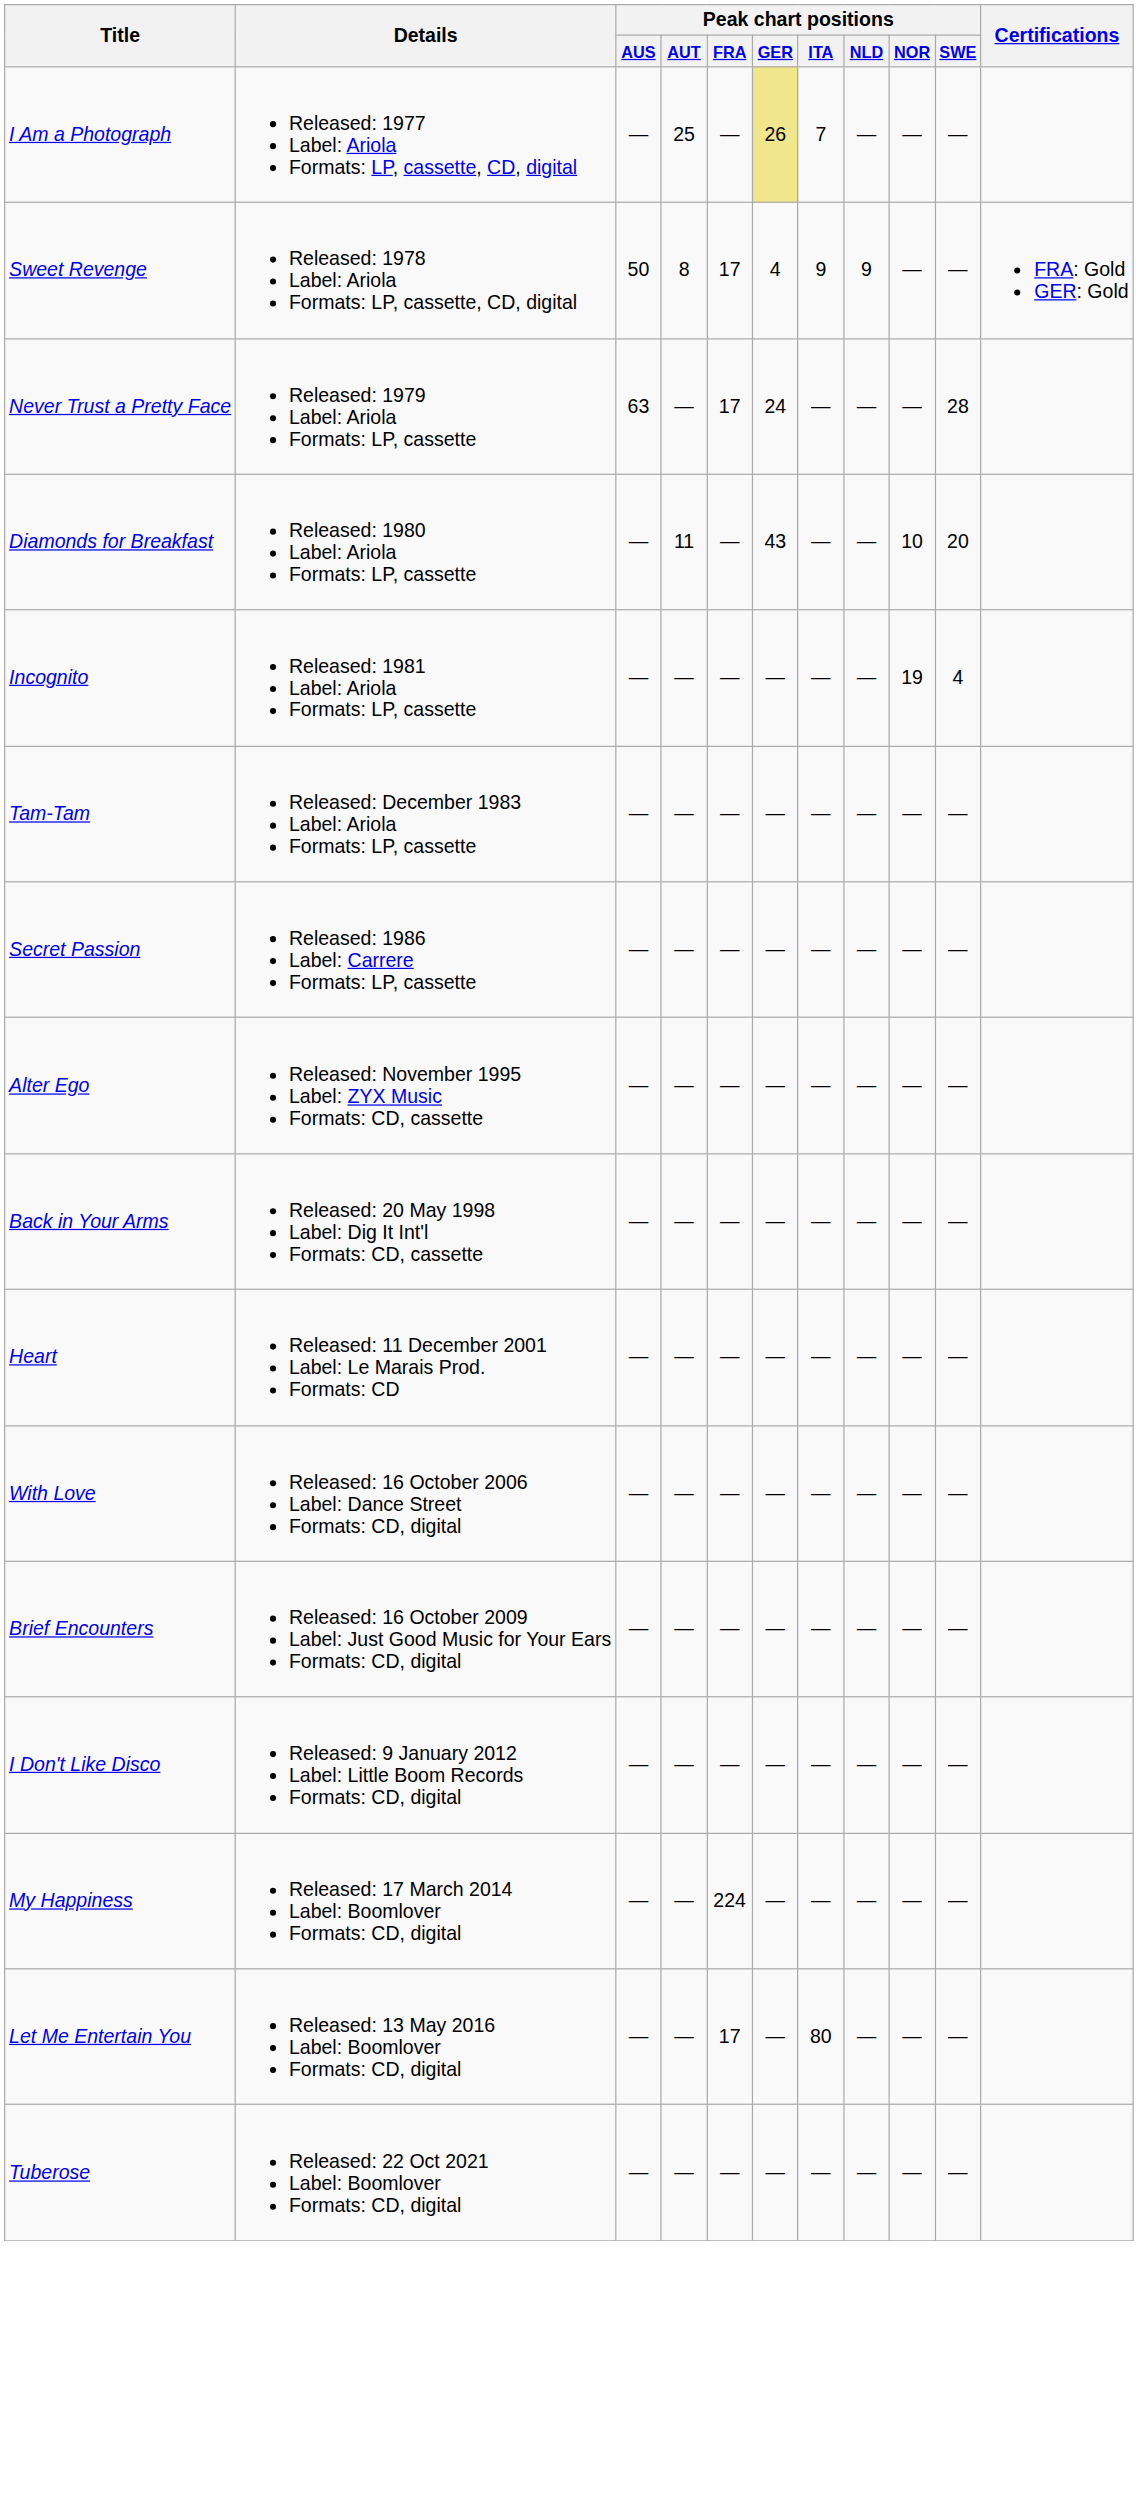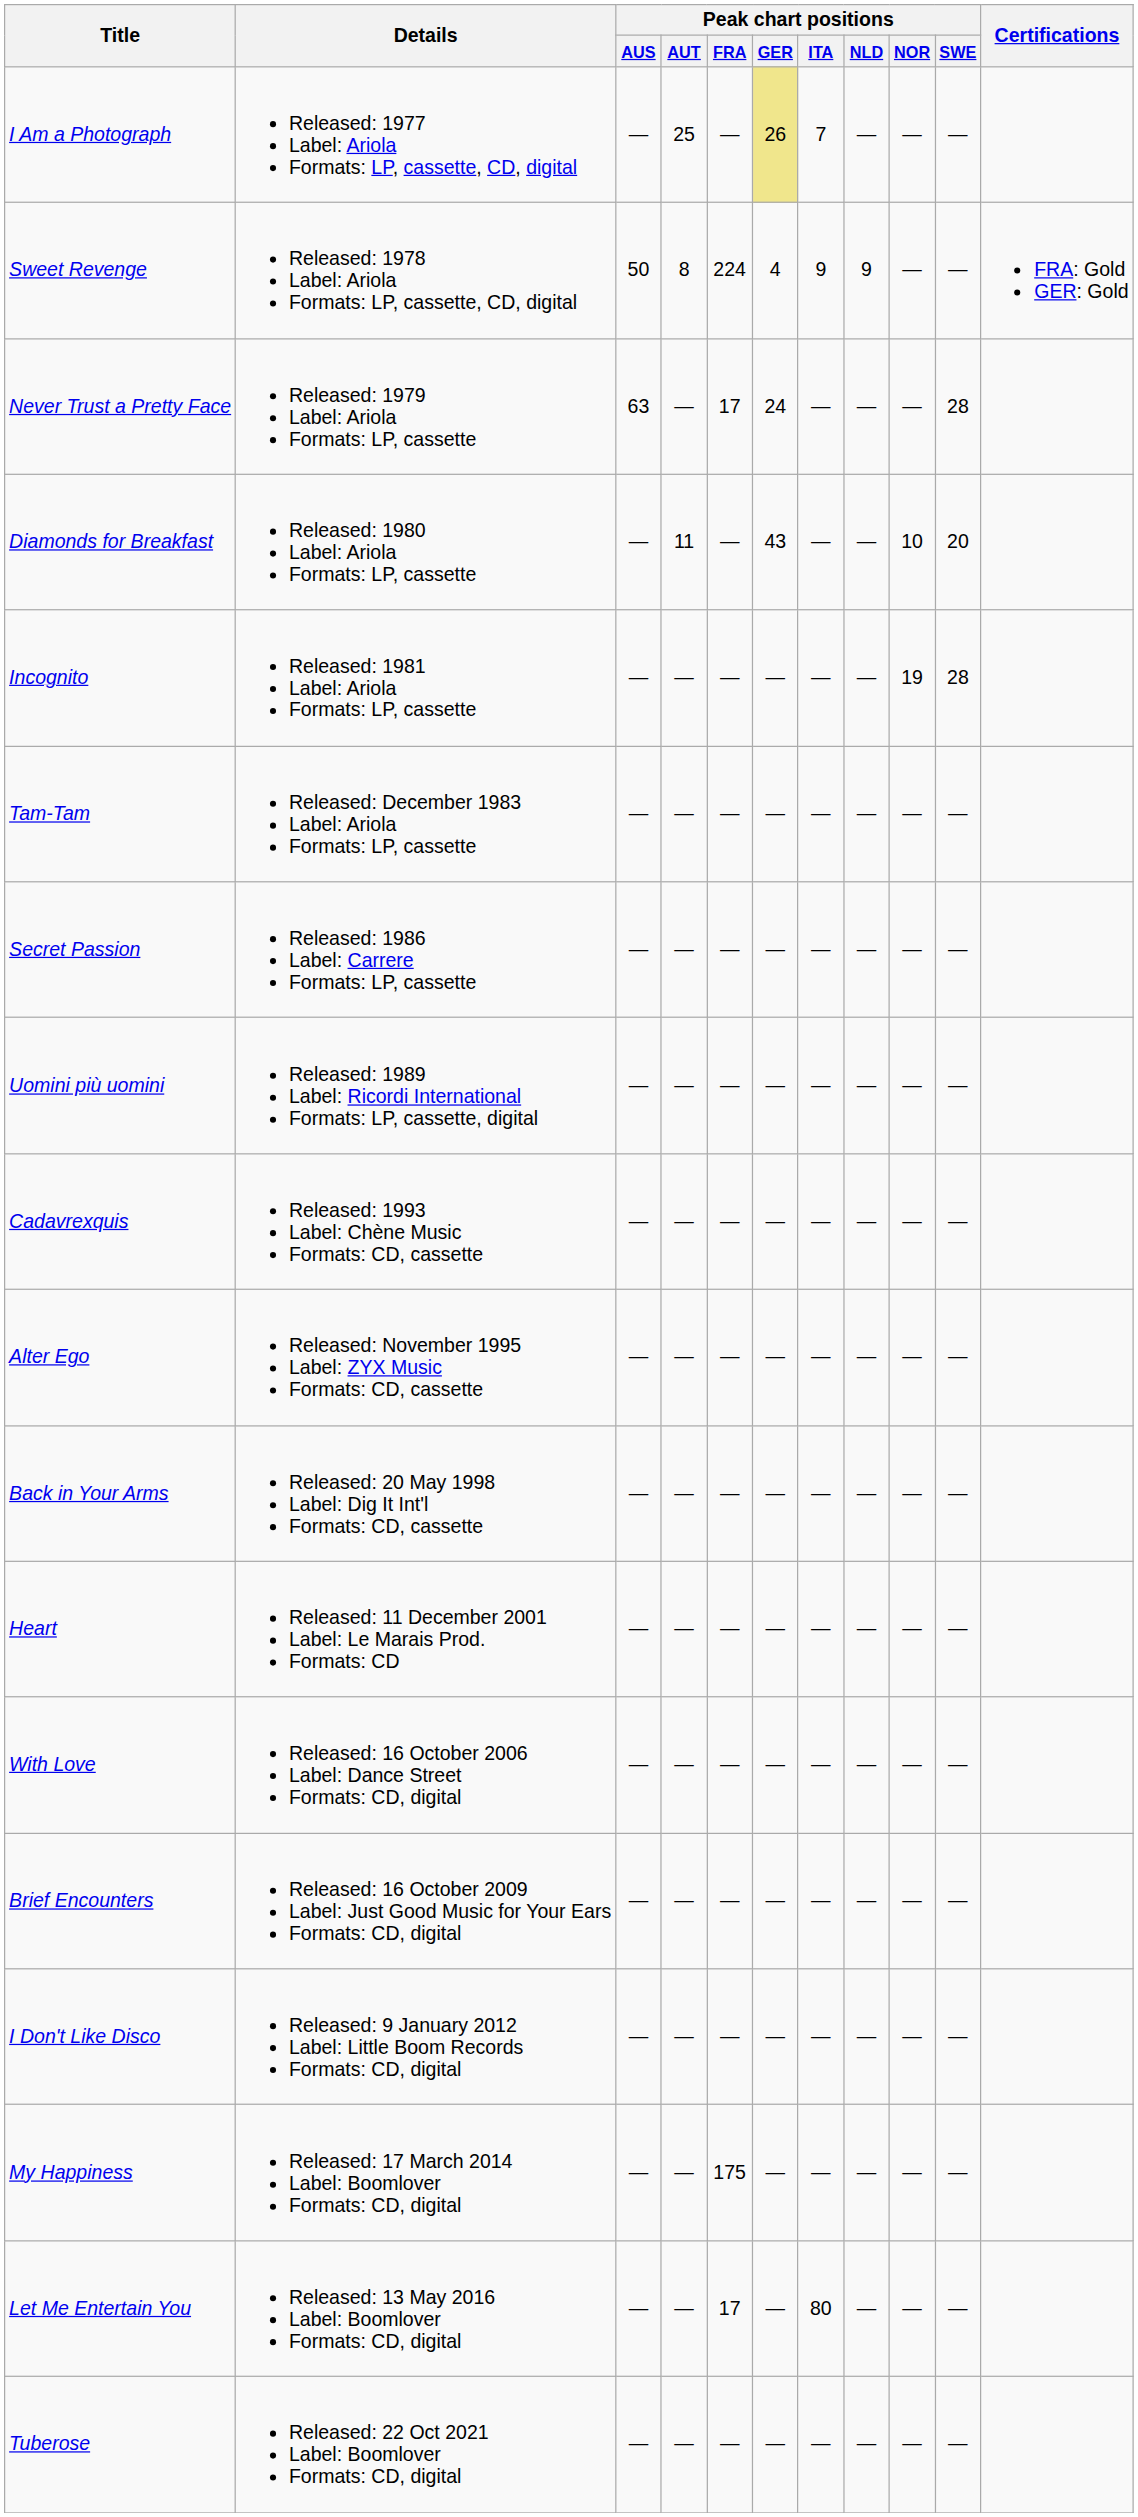(730, 270) 17 -> (730, 270) 224
(958, 677) 4 -> (958, 677) 28
+ row: (87, 1085)
+ row: (69, 1221)
(730, 1900) 224 -> (730, 2172) 175
